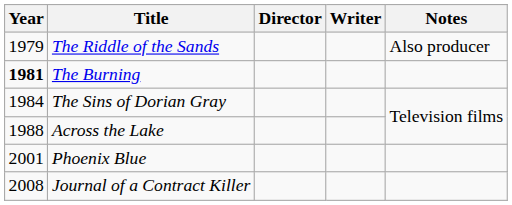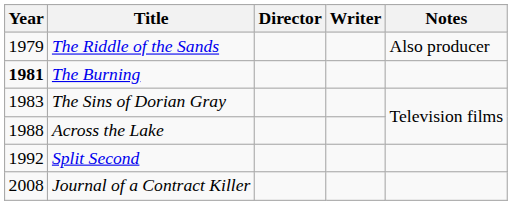(26, 102) 1984 -> (26, 102) 1983
+ row: (96, 158)
- row: (99, 158)
